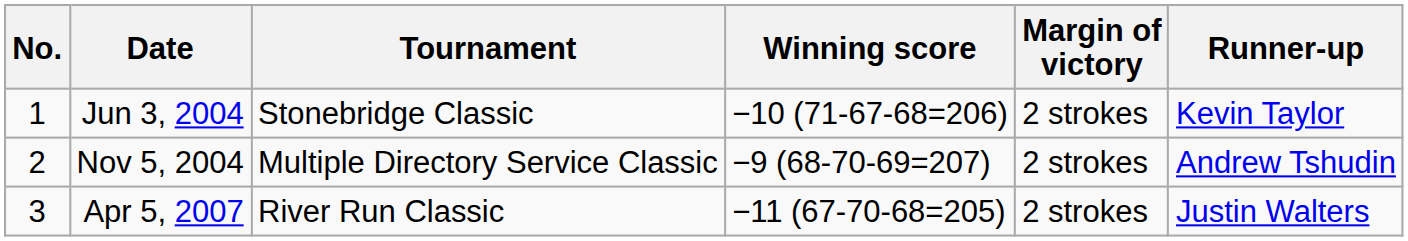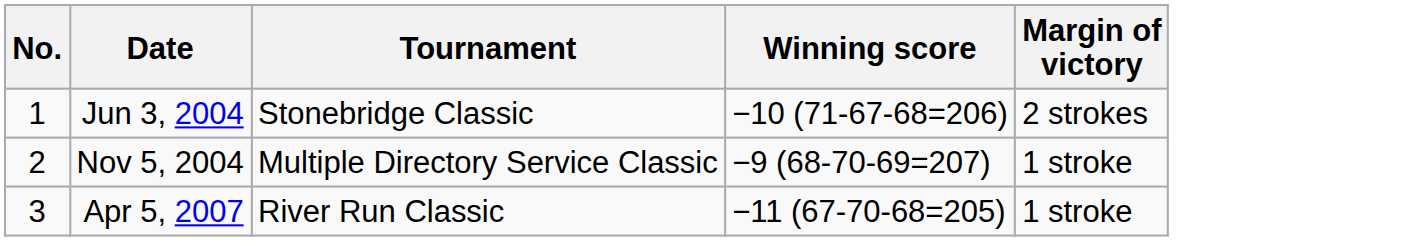- column: (1286, 47)
(1085, 163) 2 strokes -> (1077, 163) 1 stroke
(1085, 212) 2 strokes -> (1077, 212) 1 stroke
